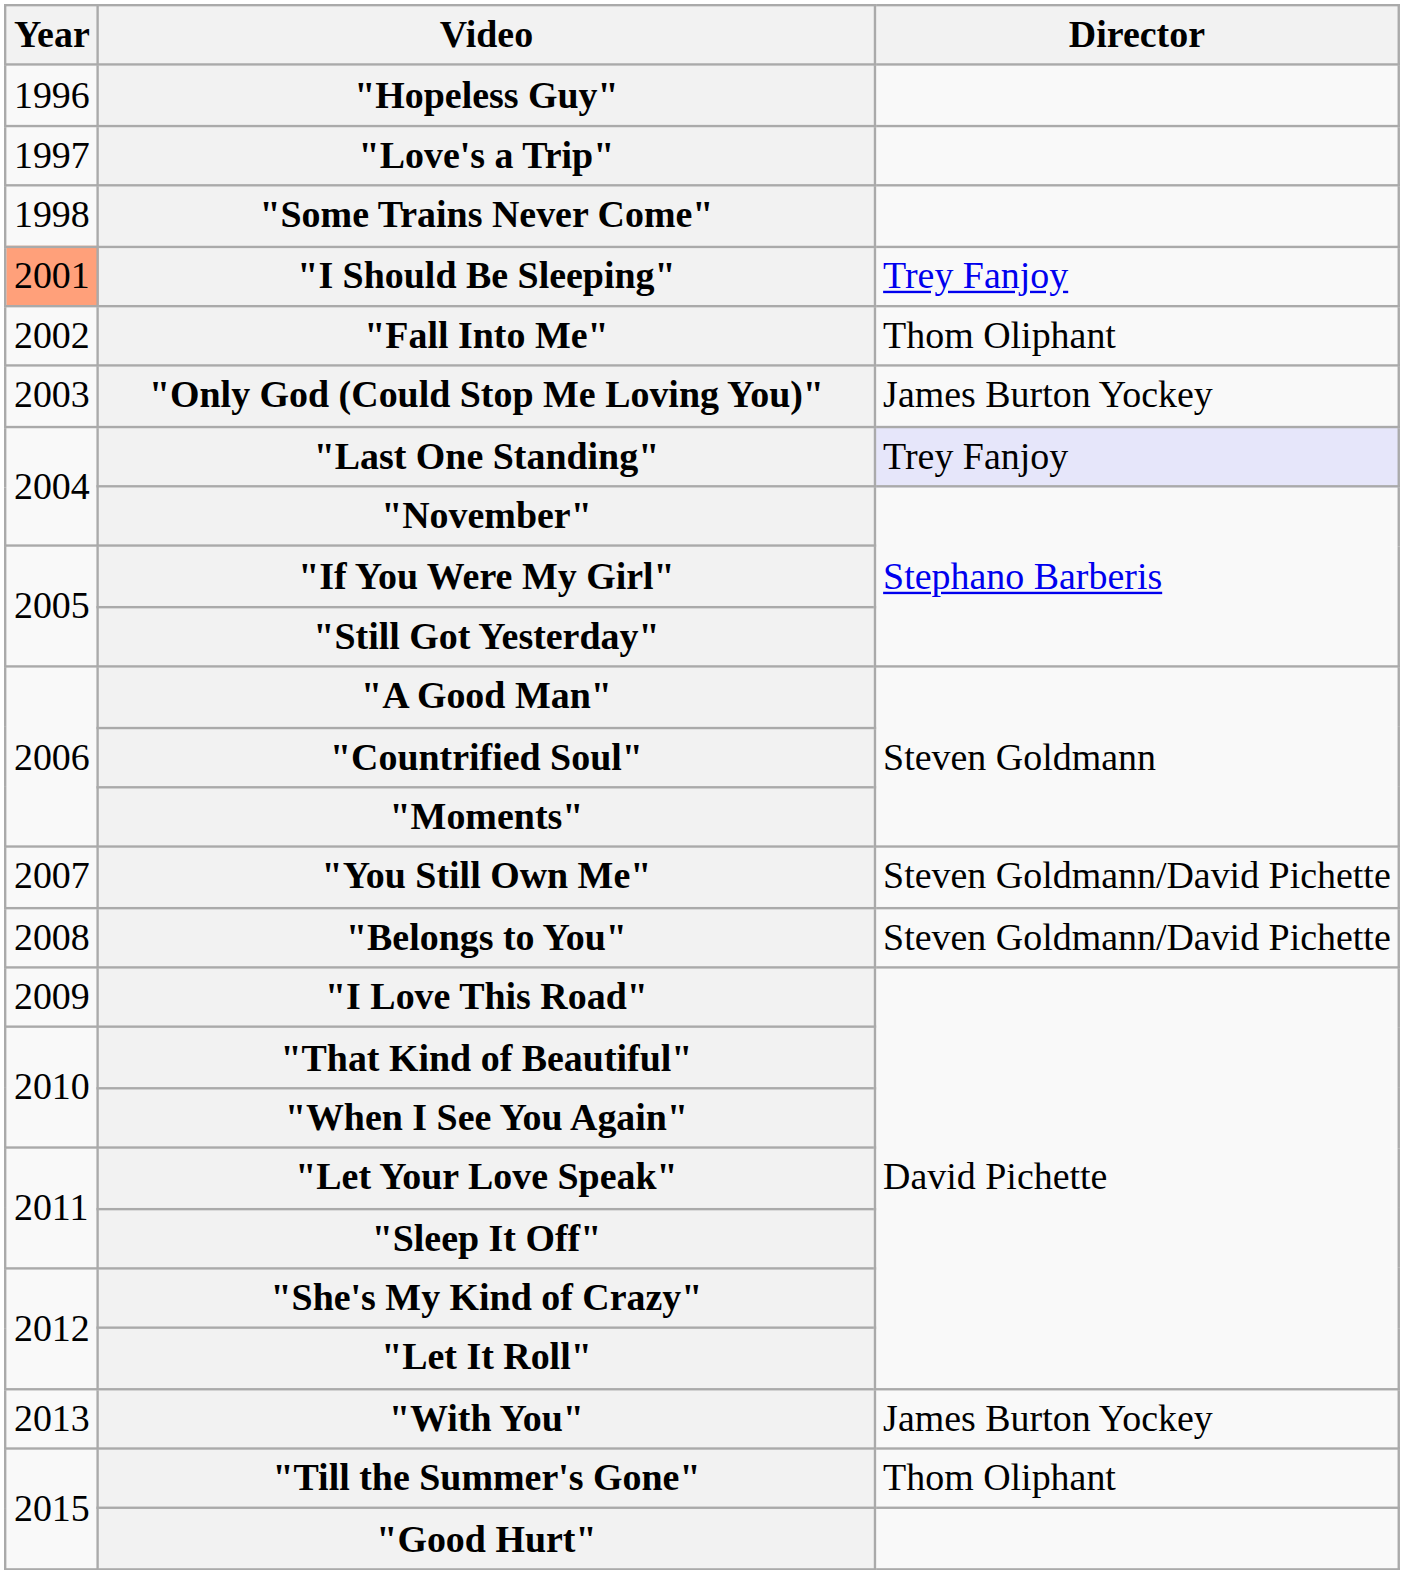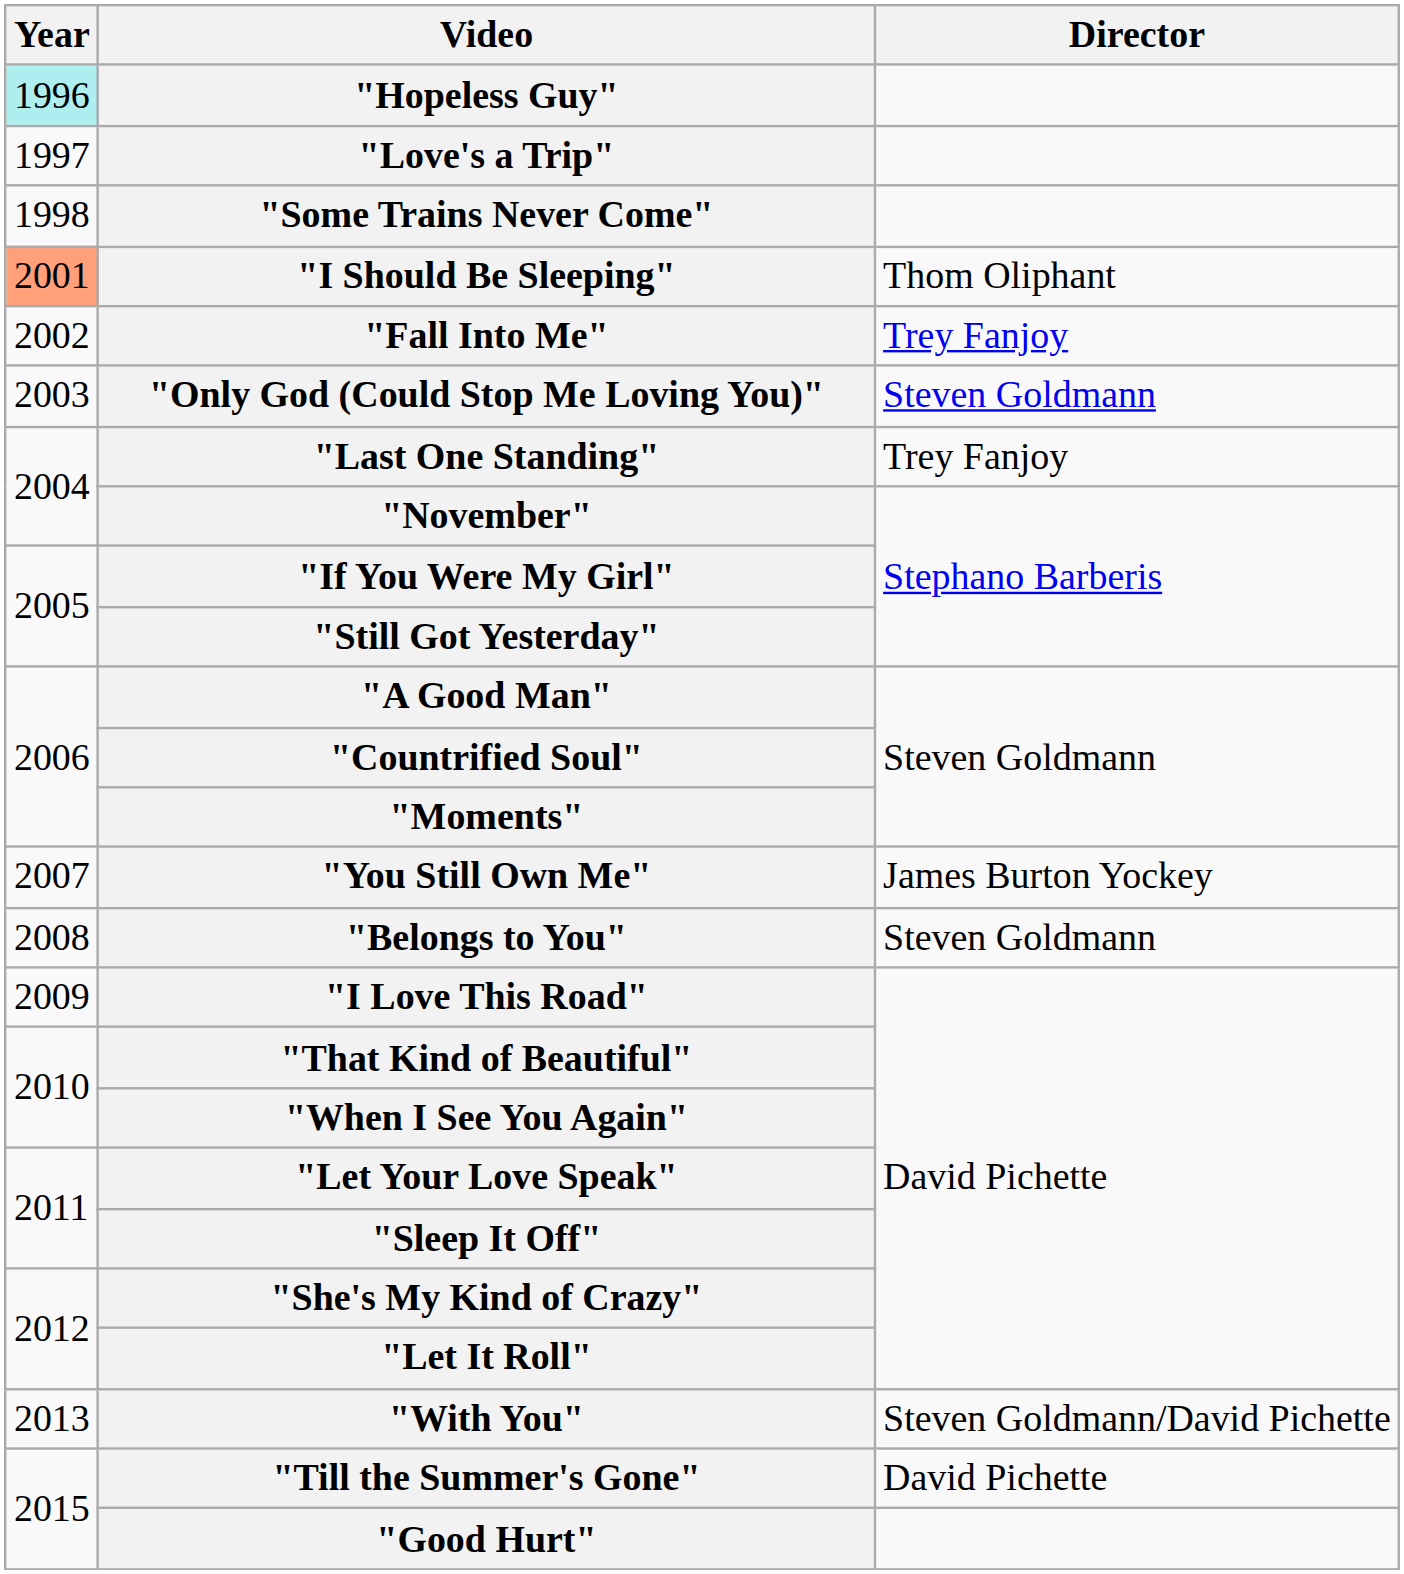(52, 94) no background -> (52, 94) paleturquoise background
(976, 275) Trey Fanjoy -> (1000, 275) Thom Oliphant
(1000, 335) Thom Oliphant -> (976, 335) Trey Fanjoy
(1048, 395) James Burton Yockey -> (1020, 395) Steven Goldmann
(976, 455) lavender background -> (976, 455) no background
(1137, 876) Steven Goldmann/David Pichette -> (1048, 876) James Burton Yockey
(1137, 936) Steven Goldmann/David Pichette -> (1020, 936) Steven Goldmann
(1048, 1417) James Burton Yockey -> (1137, 1417) Steven Goldmann/David Pichette
(1000, 1477) Thom Oliphant -> (995, 1477) David Pichette
